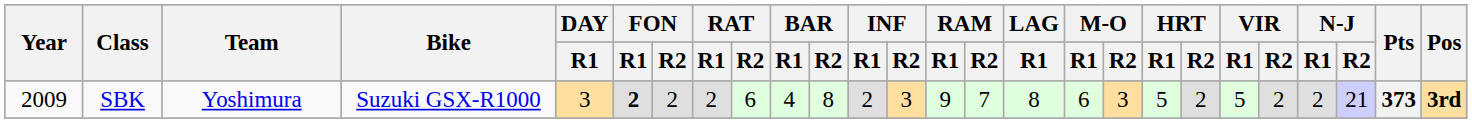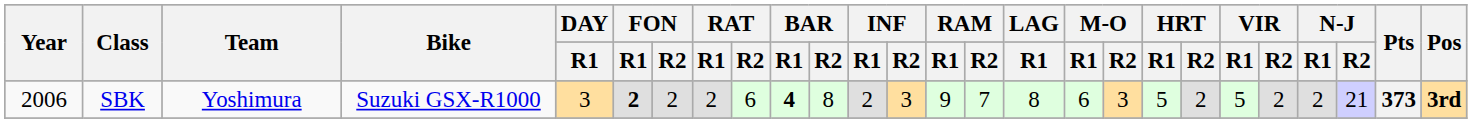(44, 98) 2009 -> (44, 98) 2006
(789, 98) normal -> (789, 98) bold
